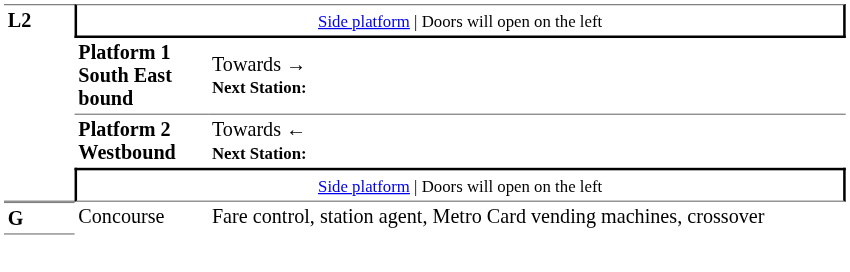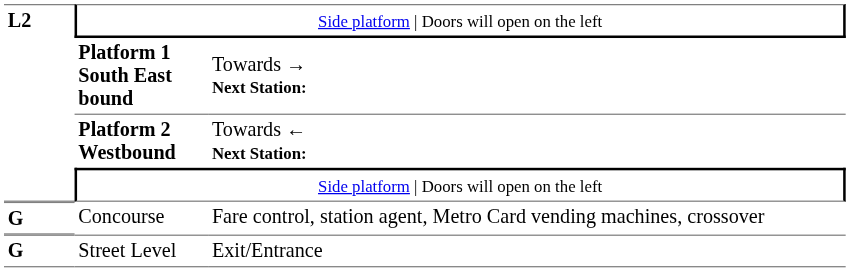+ row: (127, 250)
